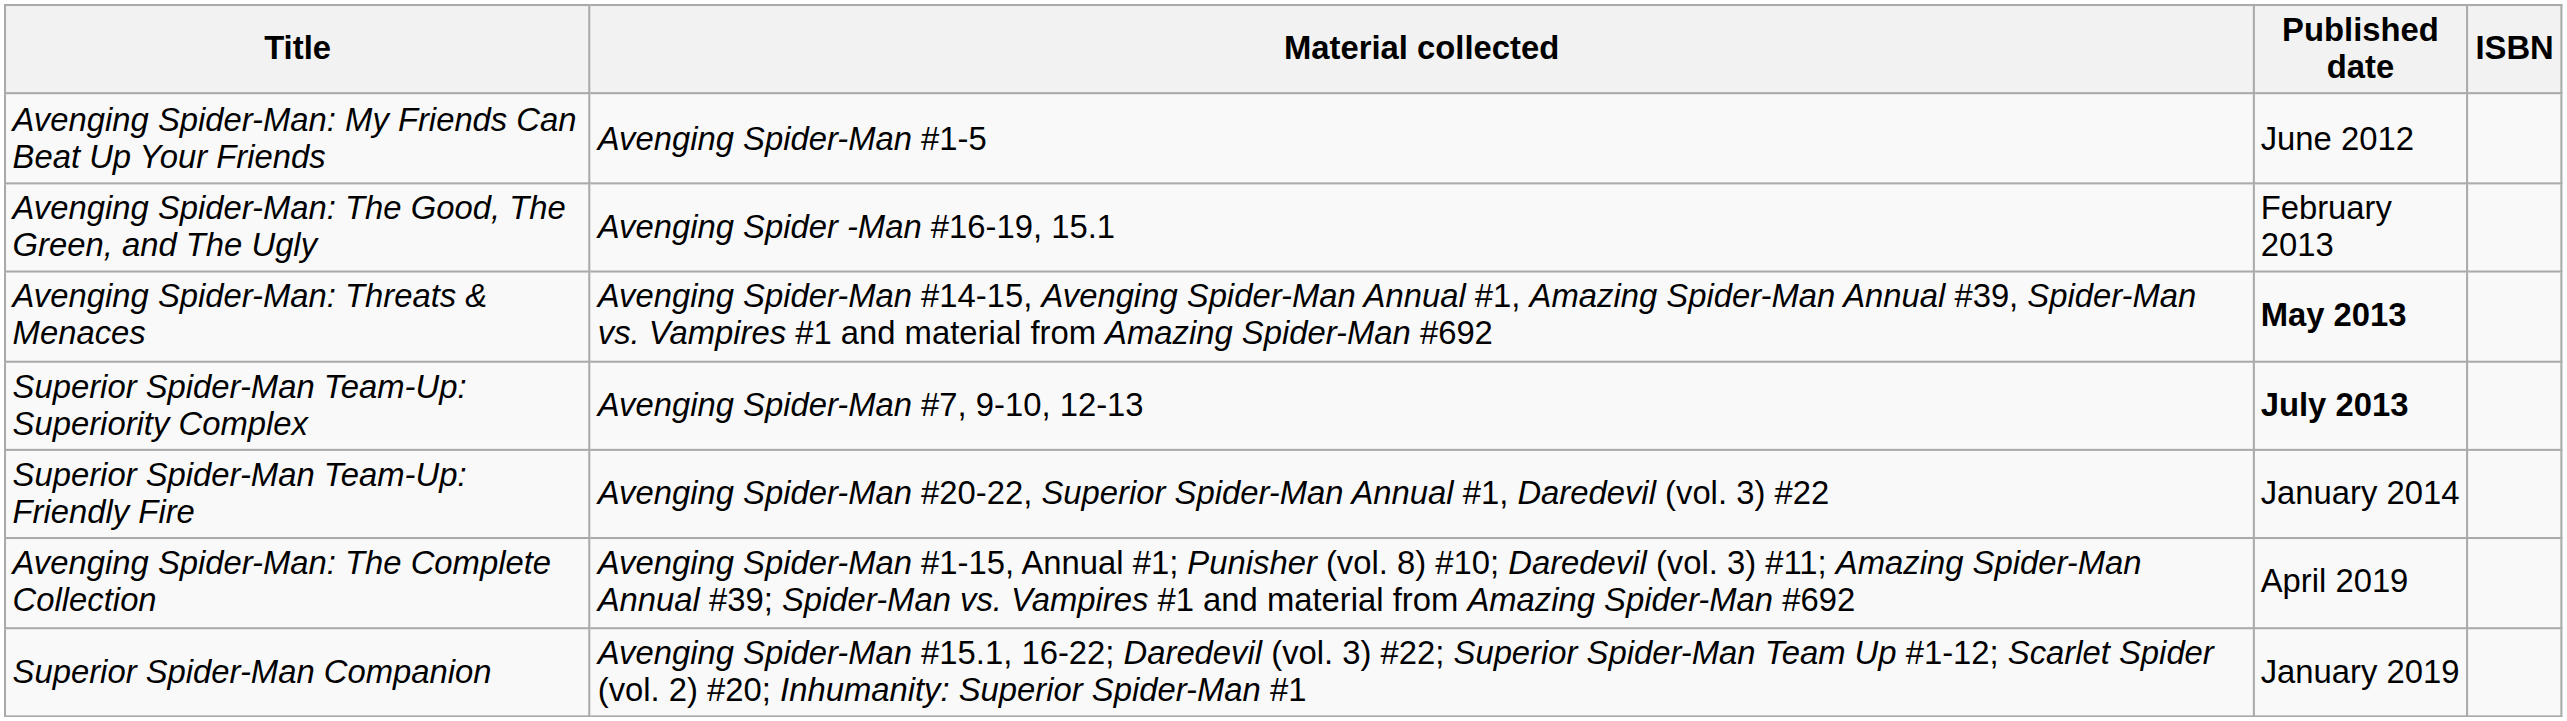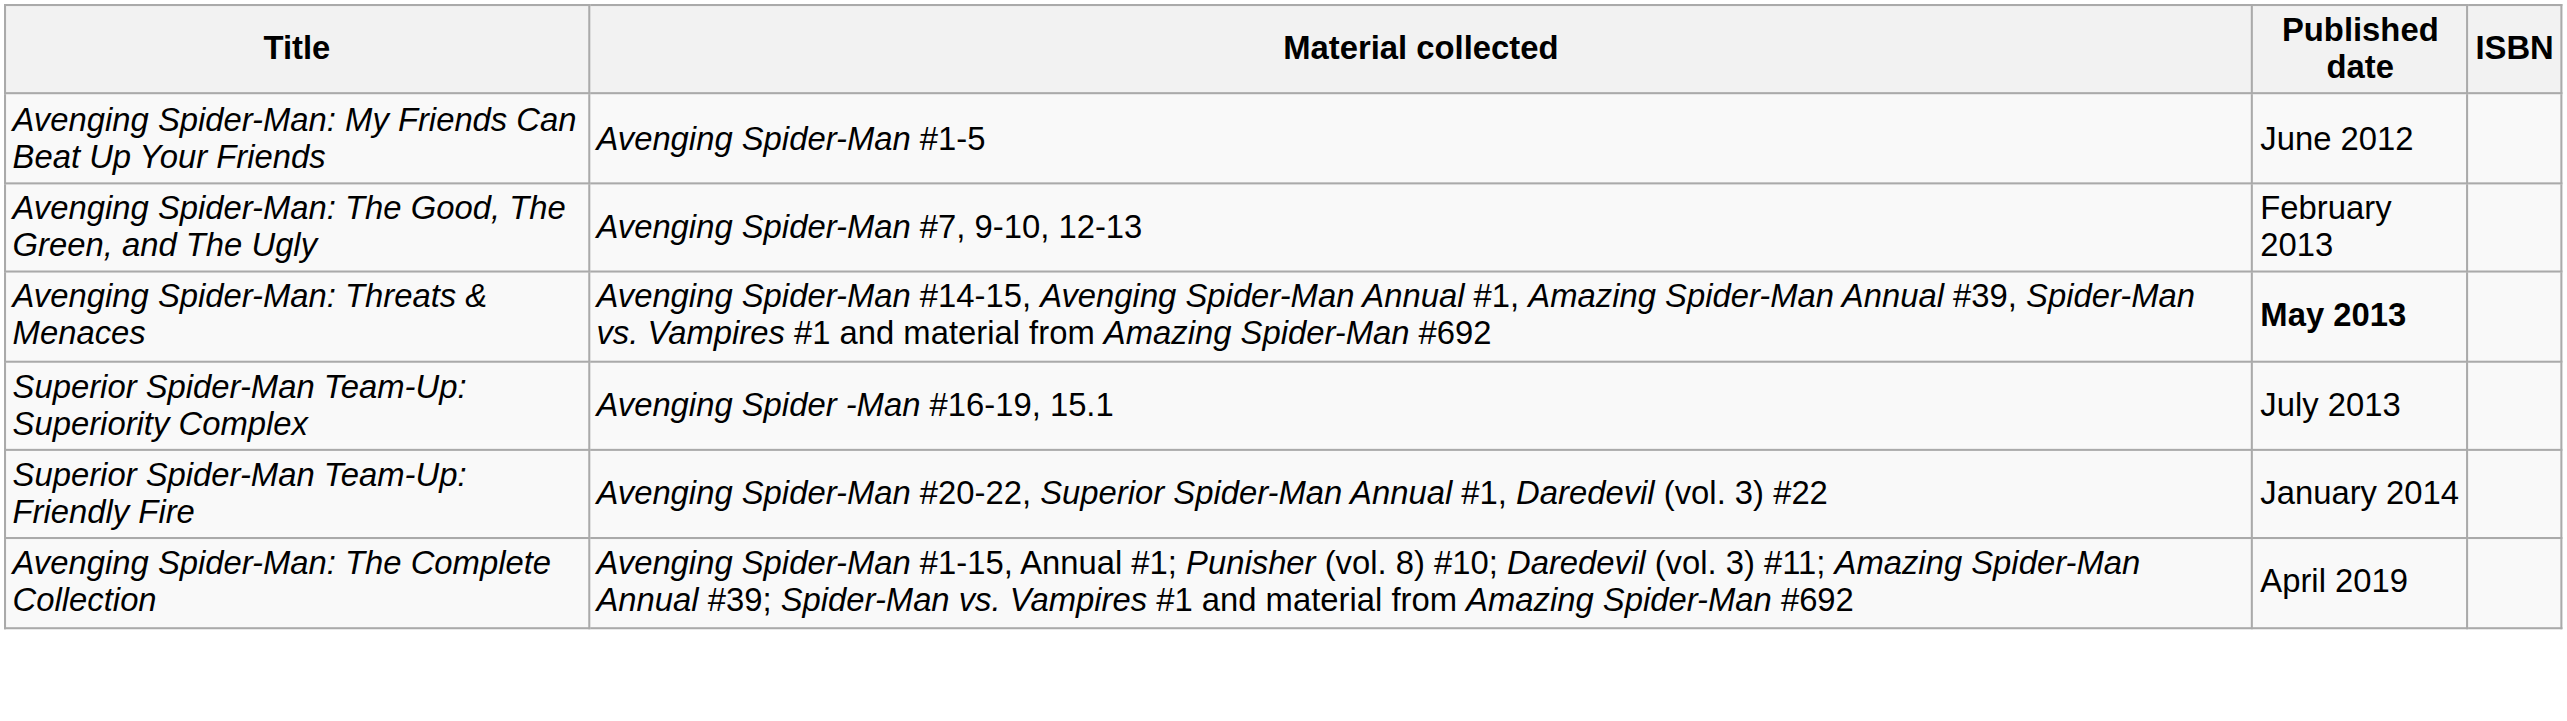(856, 226) Avenging Spider -Man #16-19, 15.1 -> (869, 226) Avenging Spider-Man #7, 9-10, 12-13
(871, 404) Avenging Spider-Man #7, 9-10, 12-13 -> (855, 404) Avenging Spider -Man #16-19, 15.1
(2335, 404) bold -> (2331, 404) normal
- row: (252, 671)
